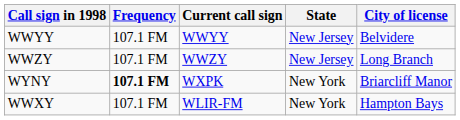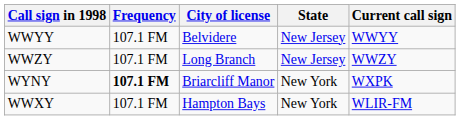columns swapped: (406, 15) <-> (232, 15)
